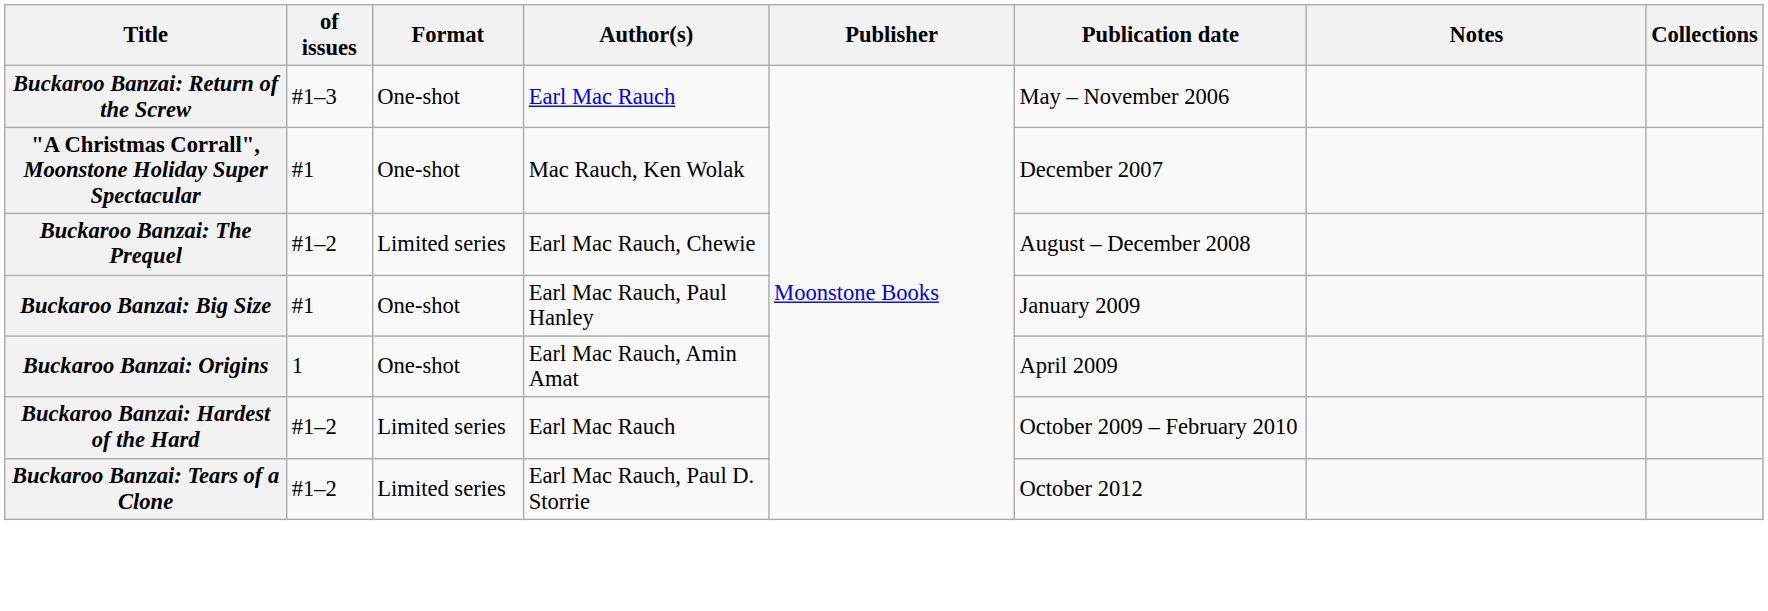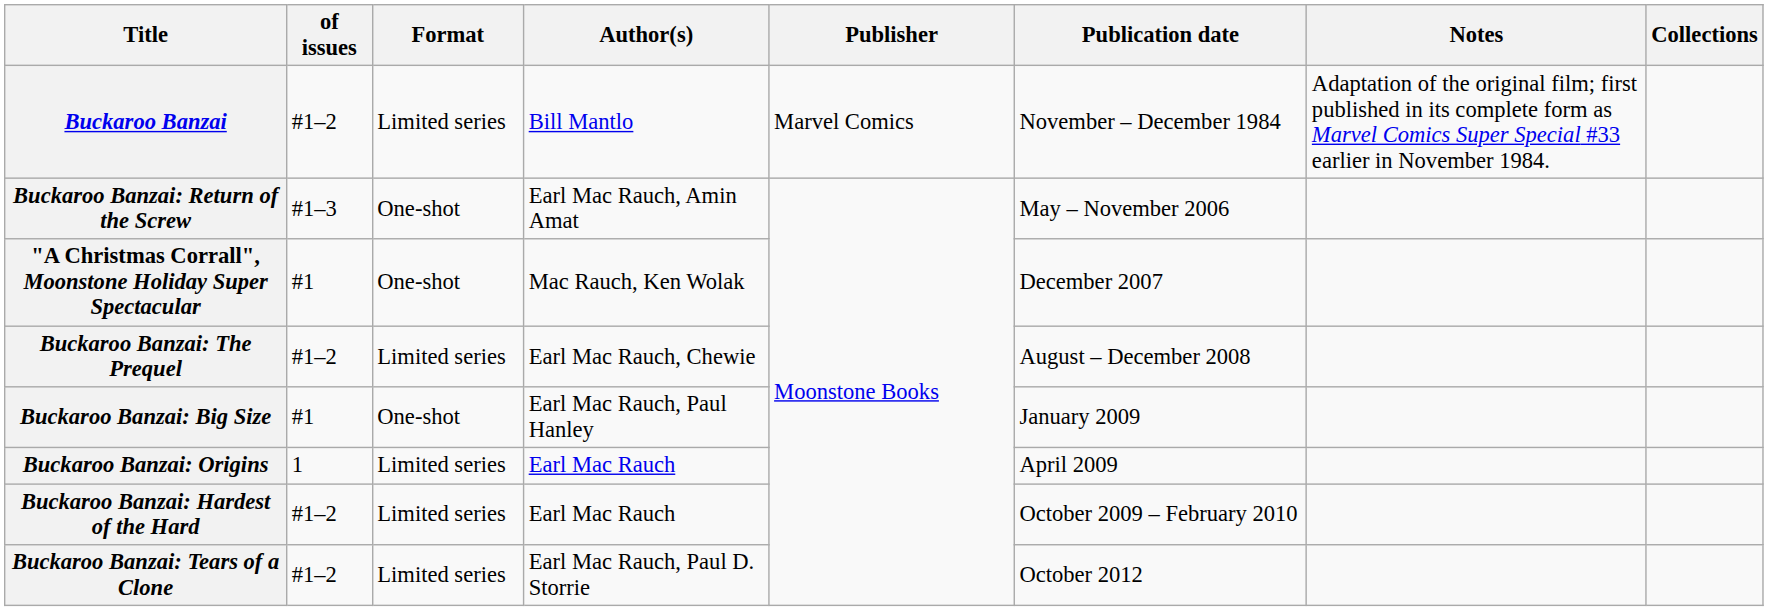+ row: (146, 121)
(602, 96) Earl Mac Rauch -> (633, 208) Earl Mac Rauch, Amin Amat
(419, 366) One-shot -> (442, 465) Limited series
(633, 366) Earl Mac Rauch, Amin Amat -> (602, 465) Earl Mac Rauch
